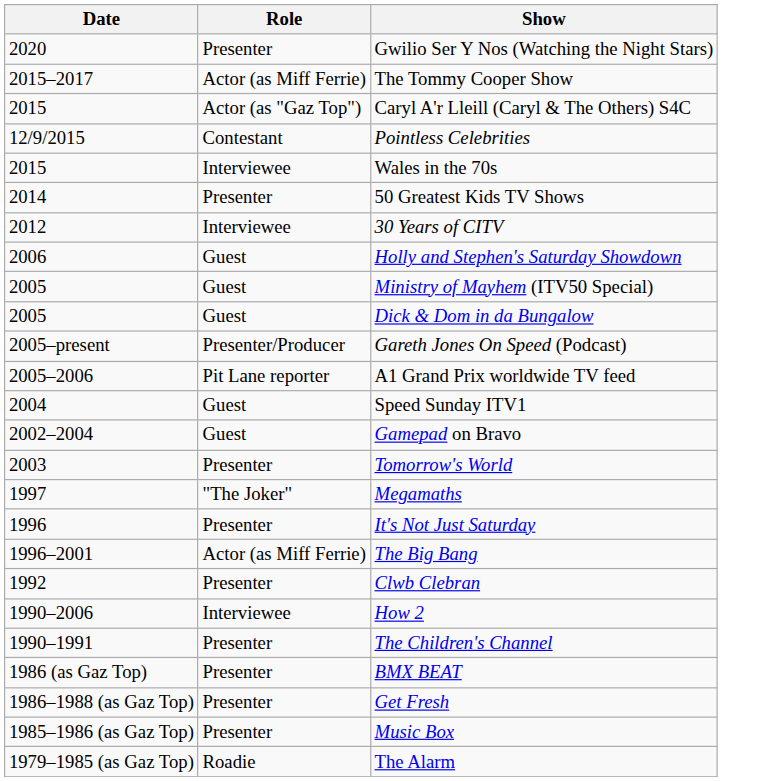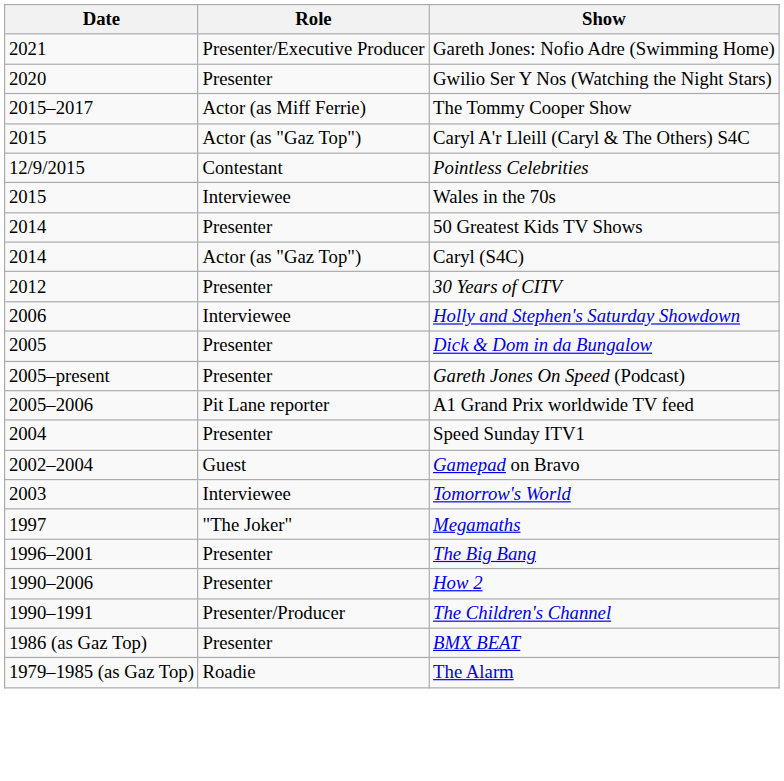+ row: (604, 49)
+ row: (479, 256)
(247, 227) Interviewee -> (237, 286) Presenter
(224, 256) Guest -> (247, 316) Interviewee
- row: (514, 286)
(224, 316) Guest -> (237, 345) Presenter
(274, 345) Presenter/Producer -> (237, 375) Presenter
(224, 405) Guest -> (237, 434) Presenter
(237, 464) Presenter -> (247, 494) Interviewee
- row: (455, 524)
(284, 553) Actor (as Miff Ferrie) -> (237, 553) Presenter
- row: (427, 583)
(247, 613) Interviewee -> (237, 583) Presenter
(237, 642) Presenter -> (274, 613) Presenter/Producer
- row: (412, 702)
- row: (414, 731)
